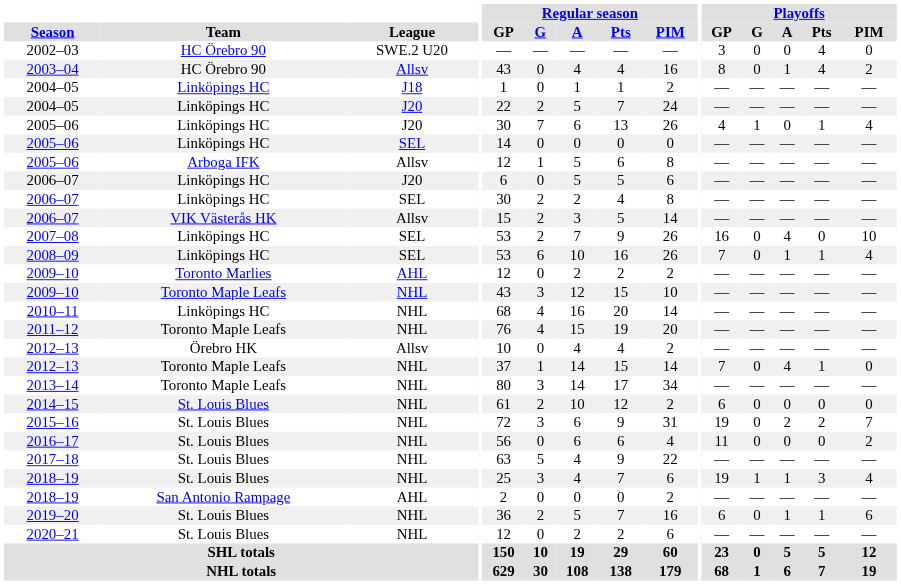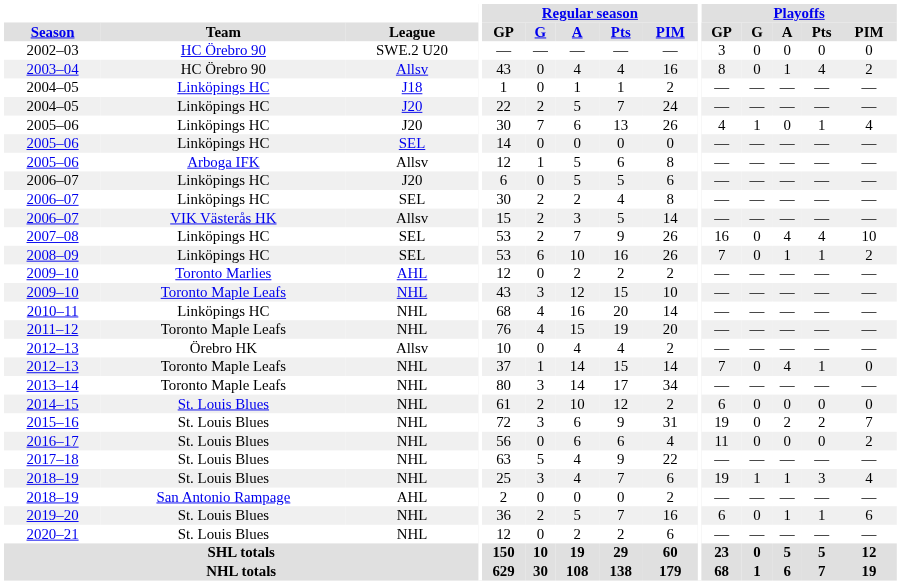(822, 50) 4 -> (822, 50) 0
(822, 236) 0 -> (822, 236) 4
(869, 255) 4 -> (869, 255) 2
